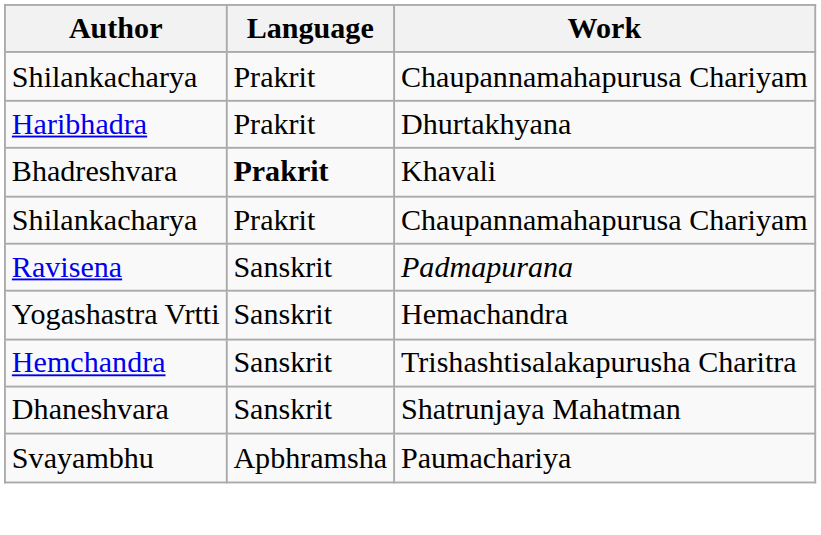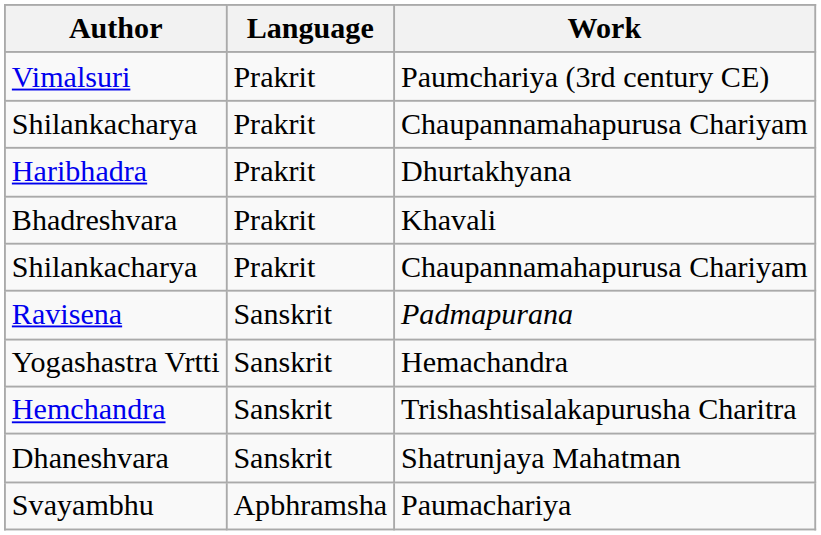+ row: (71, 76)
(281, 171) bold -> (274, 219) normal
